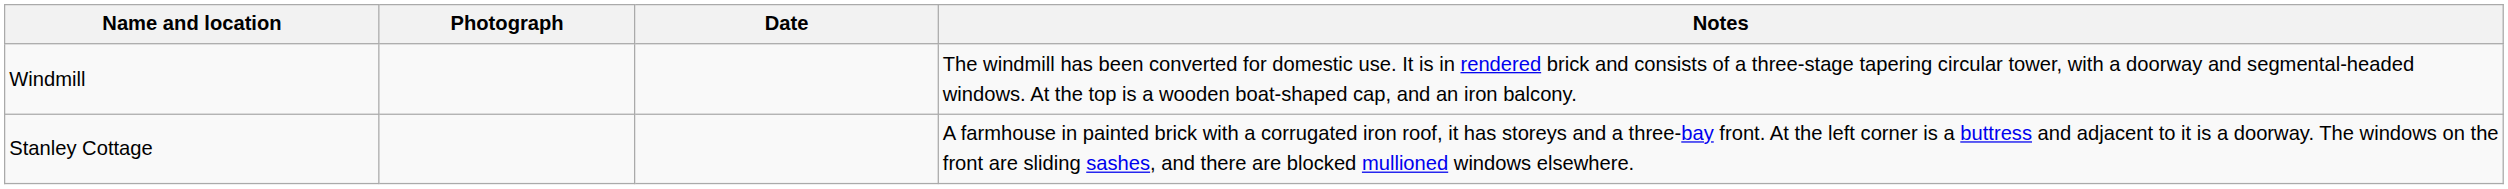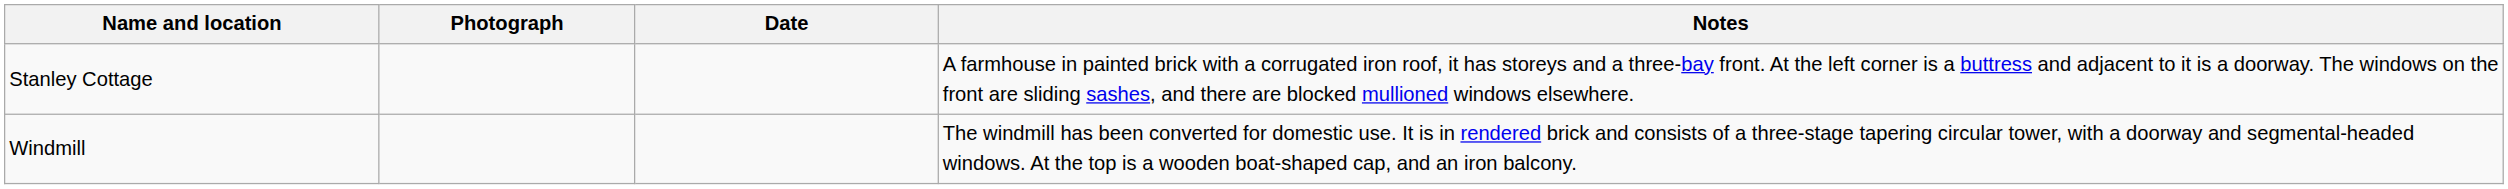rows swapped: (81, 148) <-> (47, 78)
